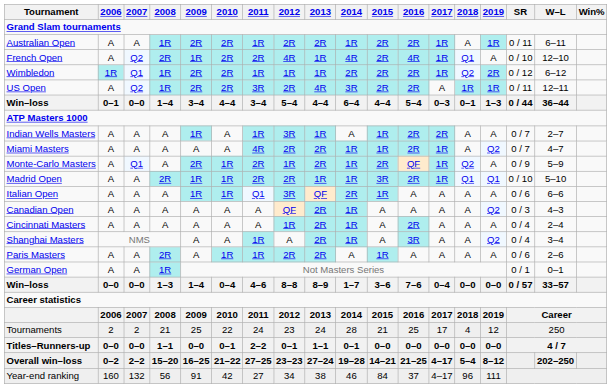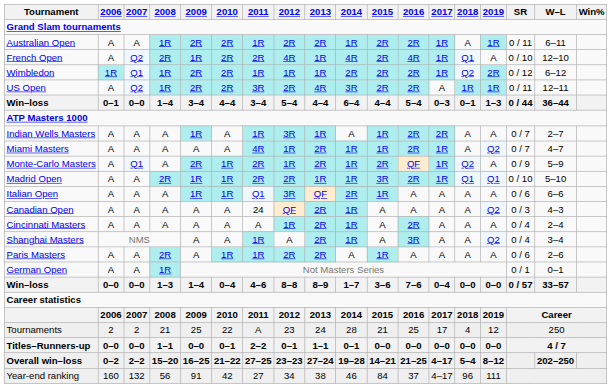(289, 149) 2R -> (289, 149) 1R
(258, 209) A -> (258, 209) 24
(258, 330) 24 -> (258, 330) A
